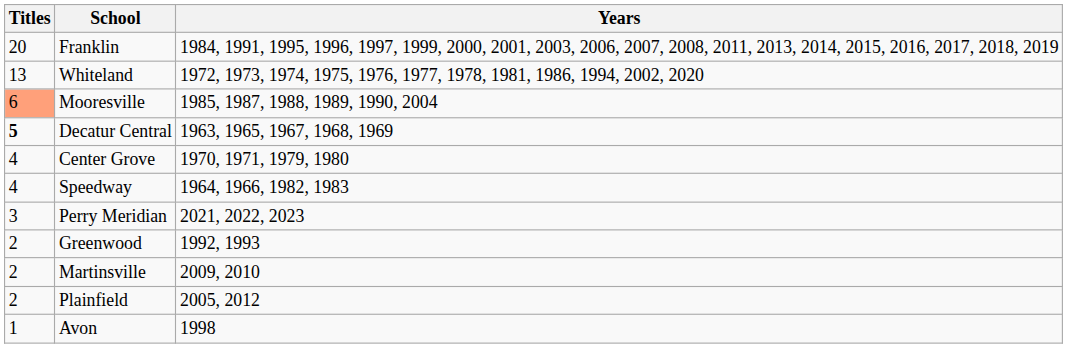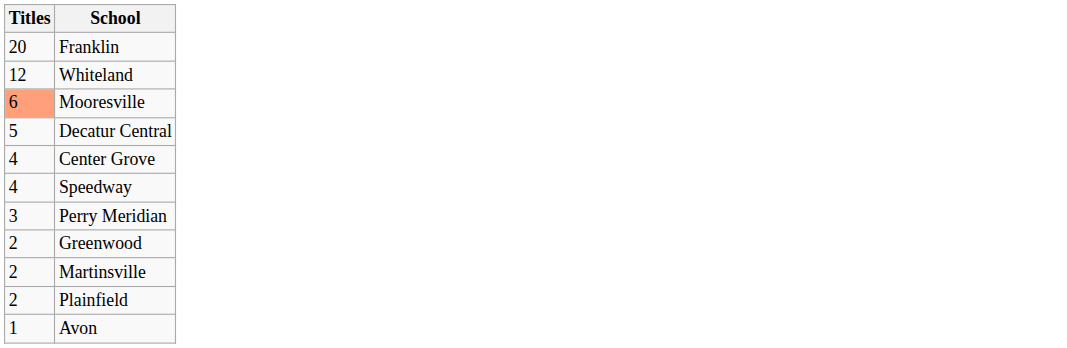- column: (619, 18)
(18, 74) 13 -> (18, 74) 12
(13, 131) bold -> (13, 131) normal
